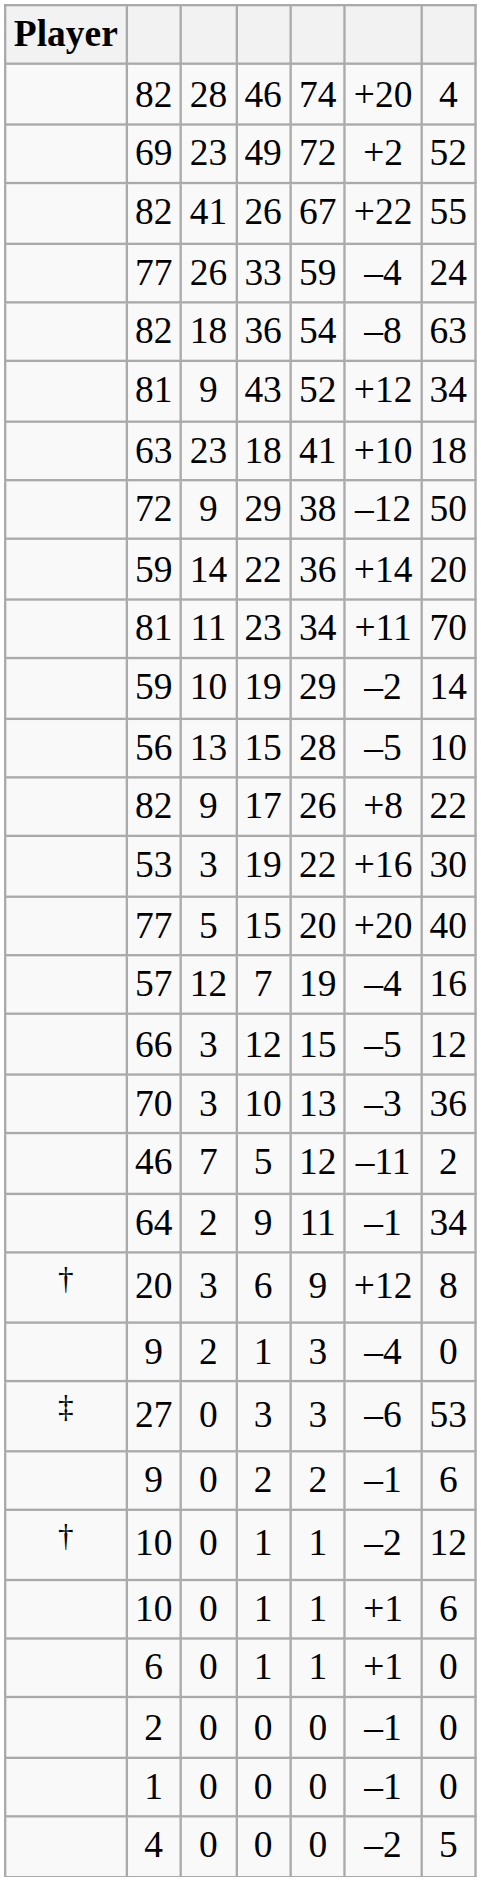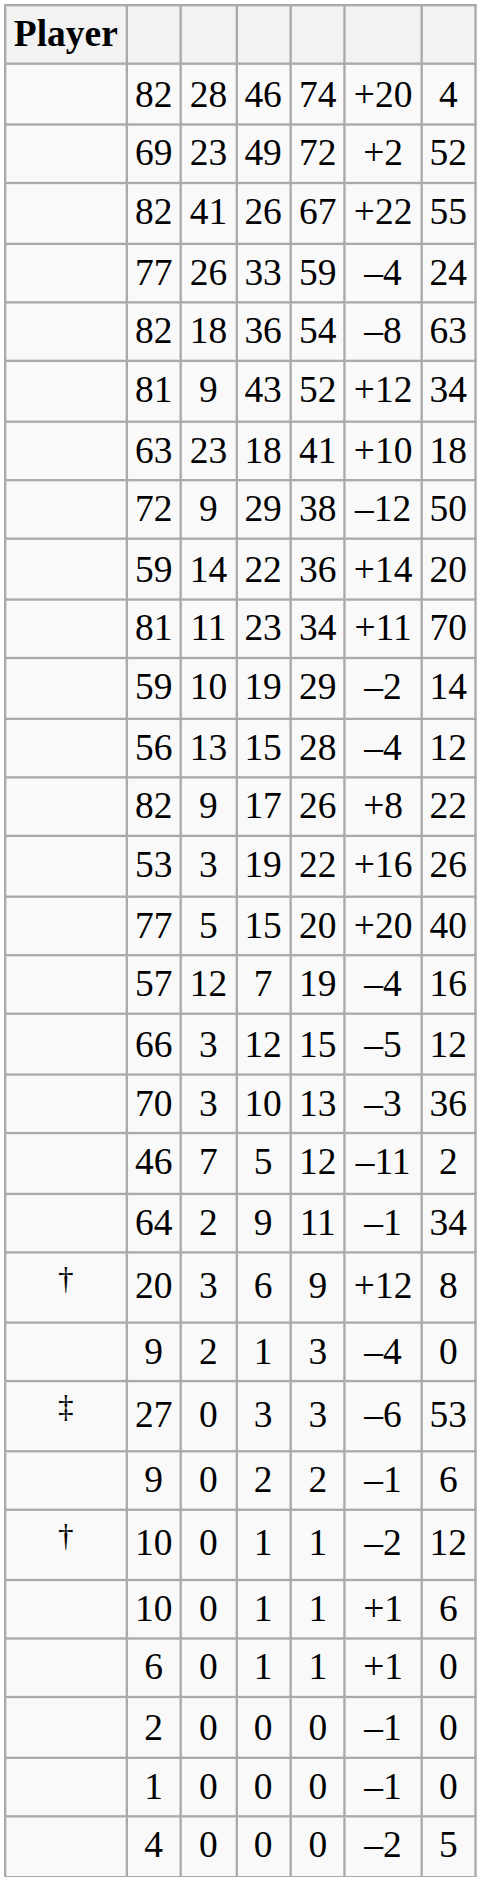(383, 746) –5 -> (383, 746) –4
(448, 746) 10 -> (448, 746) 12
(448, 865) 30 -> (448, 865) 26
